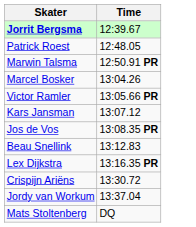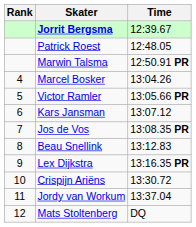+ column: (20, 12)
